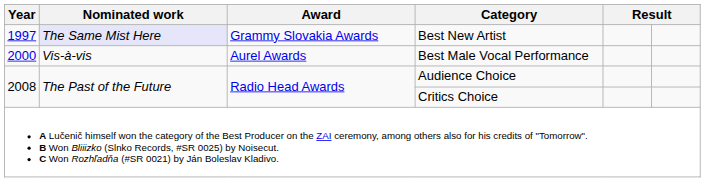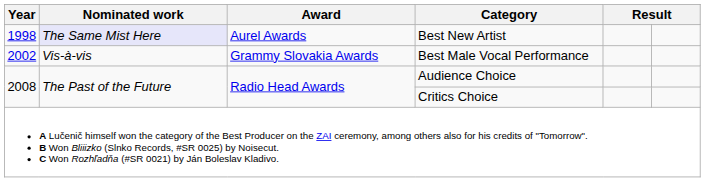(22, 35) 1997 -> (22, 35) 1998
(304, 35) Grammy Slovakia Awards -> (268, 35) Aurel Awards
(22, 55) 2000 -> (22, 55) 2002
(268, 55) Aurel Awards -> (304, 55) Grammy Slovakia Awards
